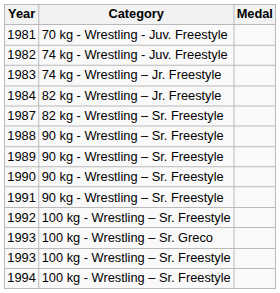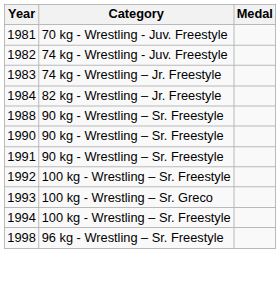- row: (22, 116)
- row: (22, 156)
- row: (22, 258)
+ row: (22, 237)
